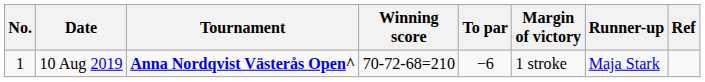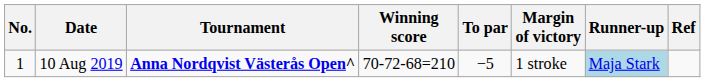(485, 63) −6 -> (485, 63) −5
(624, 63) no background -> (624, 63) lightblue background
